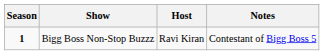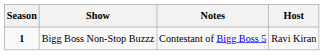columns swapped: (182, 16) <-> (263, 16)
